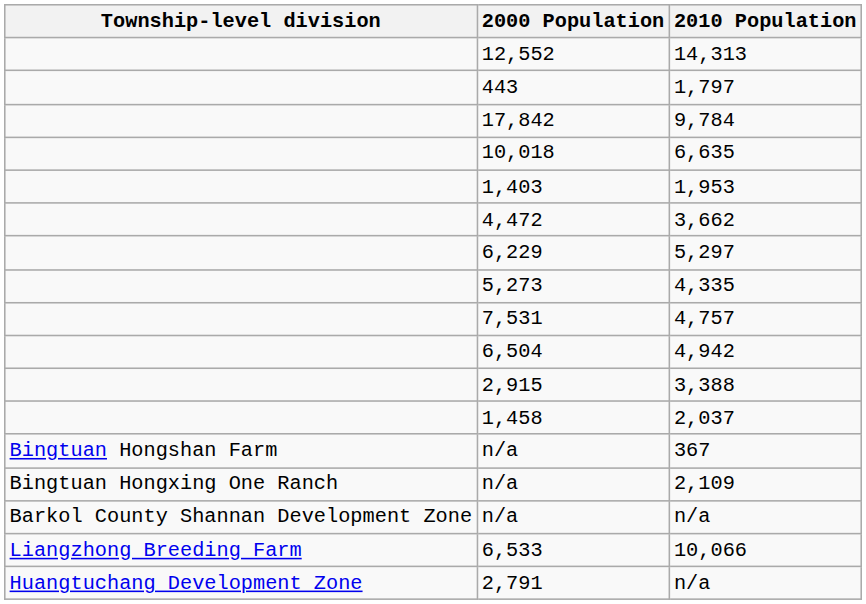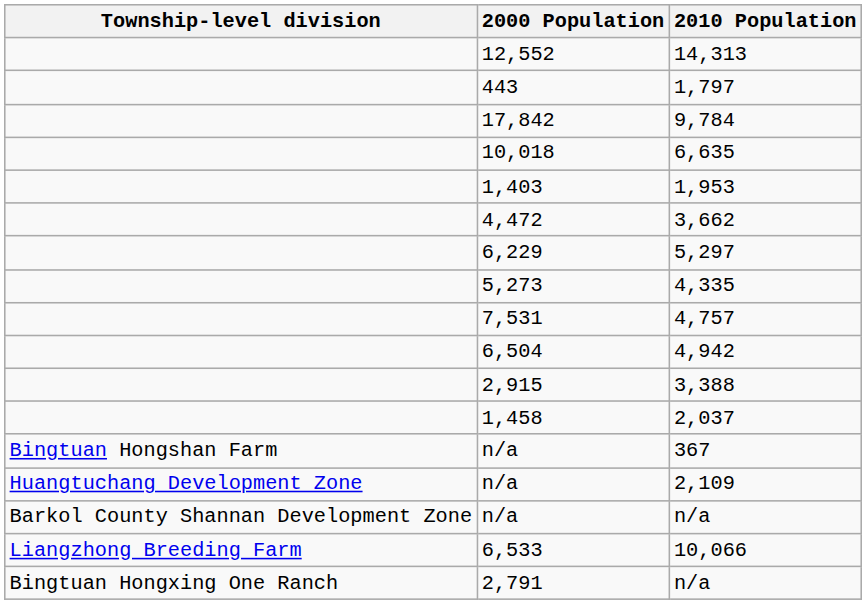(174, 484) Bingtuan Hongxing One Ranch -> (186, 484) Huangtuchang Development Zone
(186, 583) Huangtuchang Development Zone -> (174, 583) Bingtuan Hongxing One Ranch
